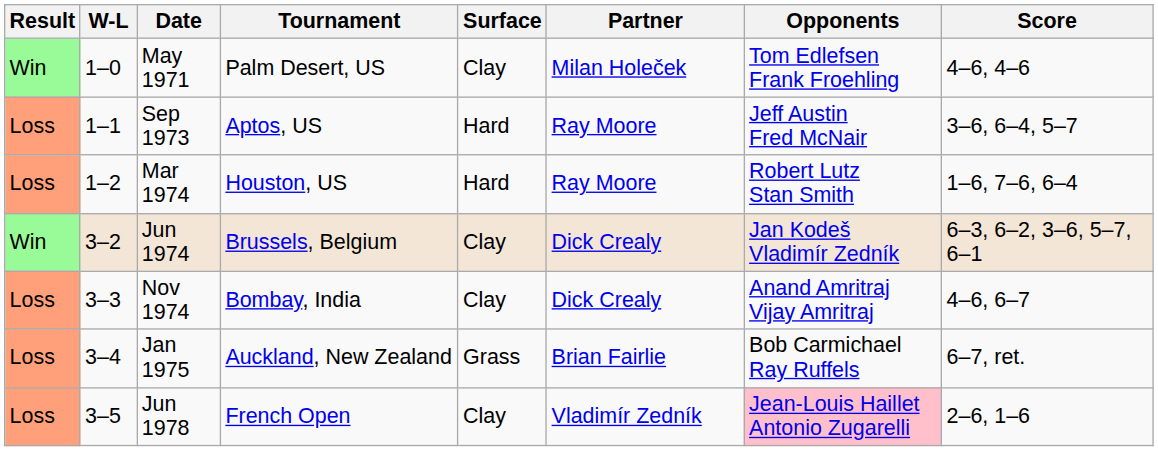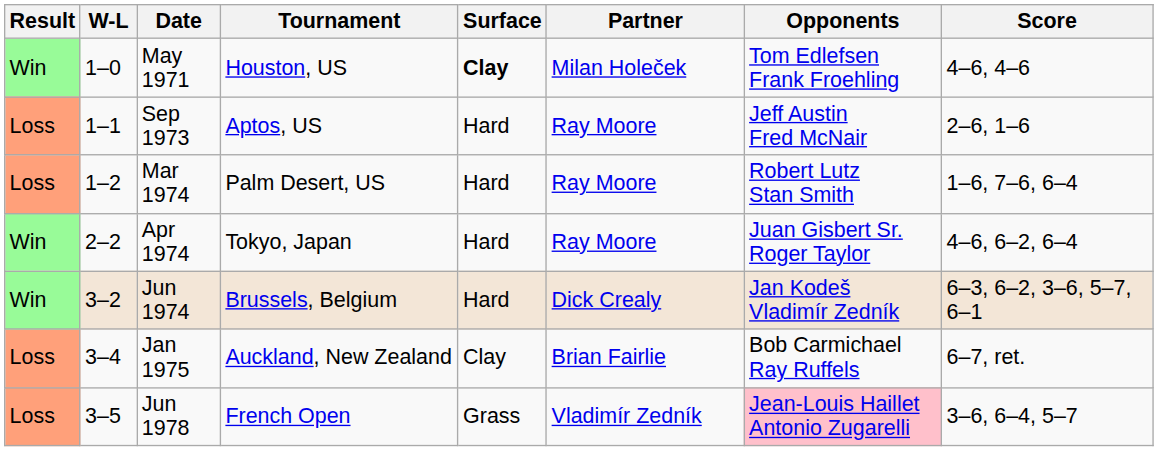(305, 67) Palm Desert, US -> (286, 67) Houston, US
(485, 67) normal -> (486, 67) bold
(1012, 125) 3–6, 6–4, 5–7 -> (988, 125) 2–6, 1–6
(286, 183) Houston, US -> (305, 183) Palm Desert, US
+ row: (166, 241)
(485, 241) Clay -> (486, 300) Hard
- row: (166, 300)
(492, 358) Grass -> (485, 358) Clay
(485, 416) Clay -> (492, 416) Grass
(988, 416) 2–6, 1–6 -> (1012, 416) 3–6, 6–4, 5–7
